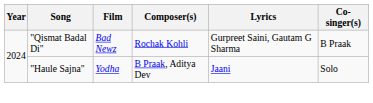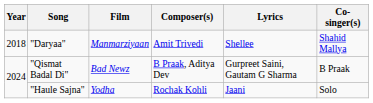+ row: (48, 43)
(161, 43) Rochak Kohli -> (184, 69) B Praak, Aditya Dev
(165, 69) B Praak, Aditya Dev -> (180, 90) Rochak Kohli
